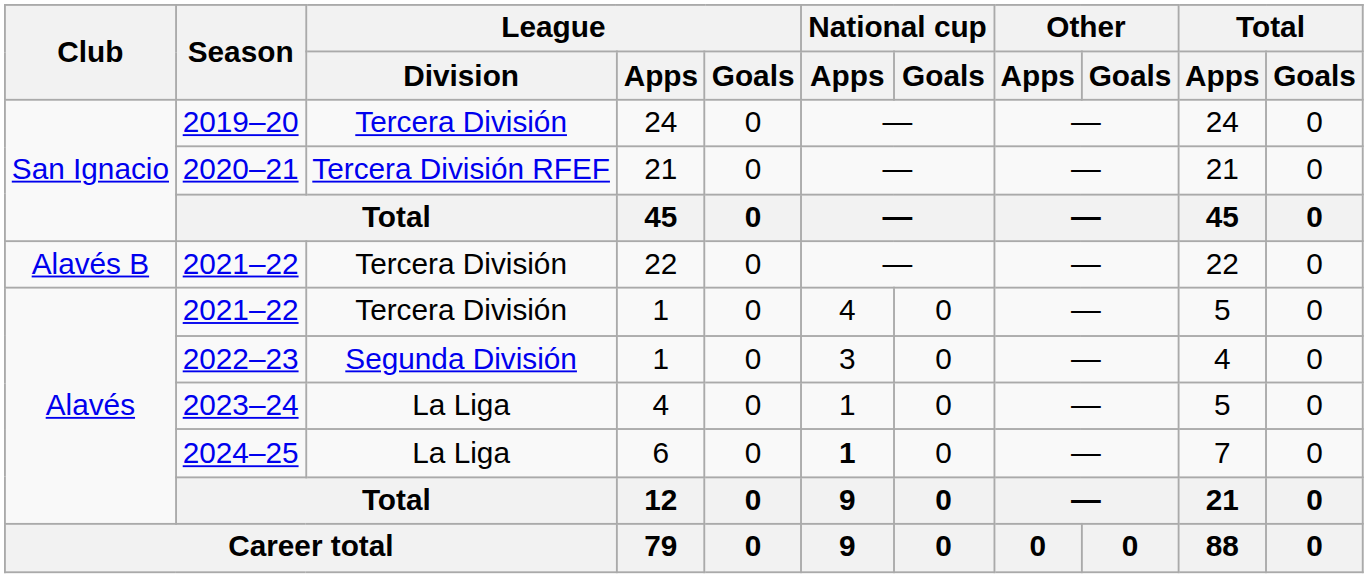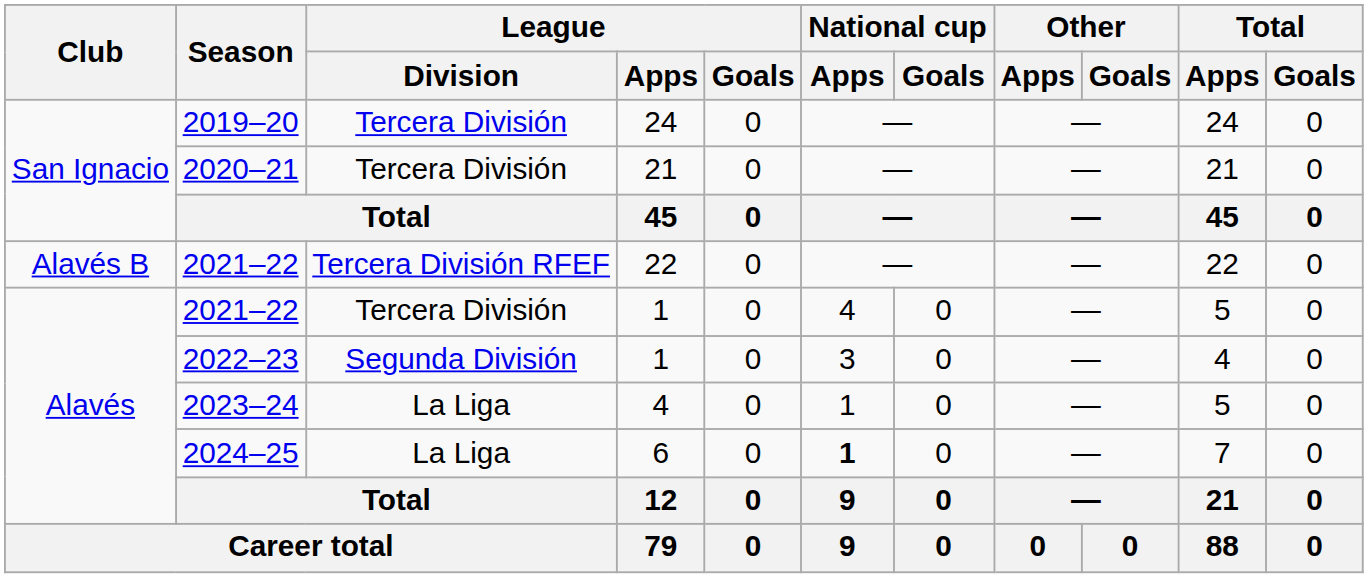(461, 169) Tercera División RFEF -> (461, 169) Tercera División
(461, 264) Tercera División -> (461, 264) Tercera División RFEF
